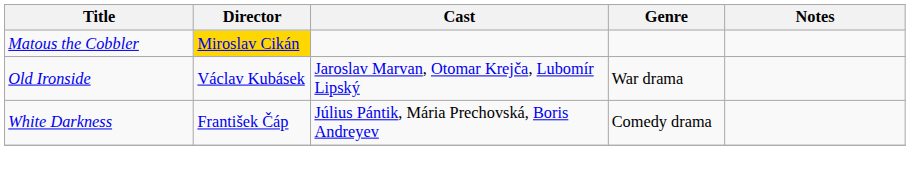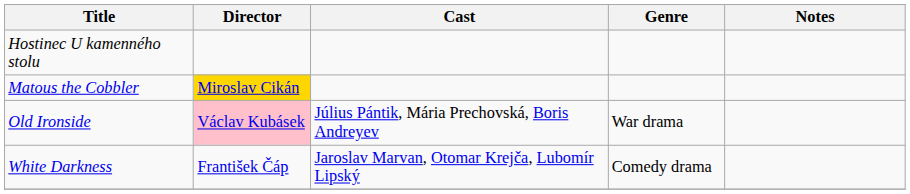+ row: (84, 52)
(251, 78) no background -> (251, 122) pink background
(454, 78) Jaroslav Marvan, Otomar Krejča, Lubomír Lipský -> (441, 122) Július Pántik, Mária Prechovská, Boris Andreyev
(441, 122) Július Pántik, Mária Prechovská, Boris Andreyev -> (454, 166) Jaroslav Marvan, Otomar Krejča, Lubomír Lipský
